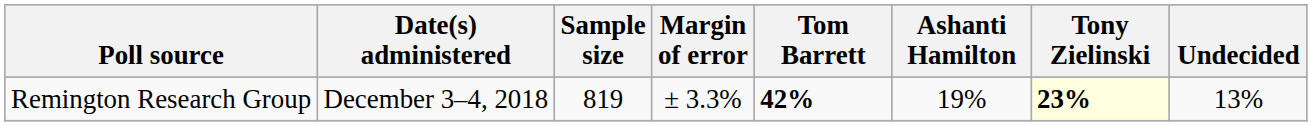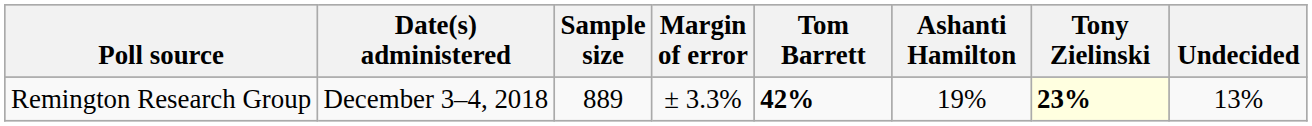(603, 98) 819 -> (603, 98) 889
